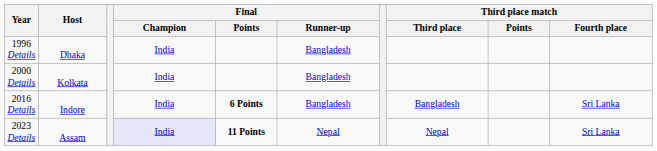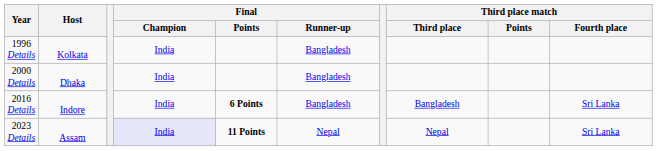(72, 56) Dhaka -> (72, 56) Kolkata
(72, 83) Kolkata -> (72, 83) Dhaka
